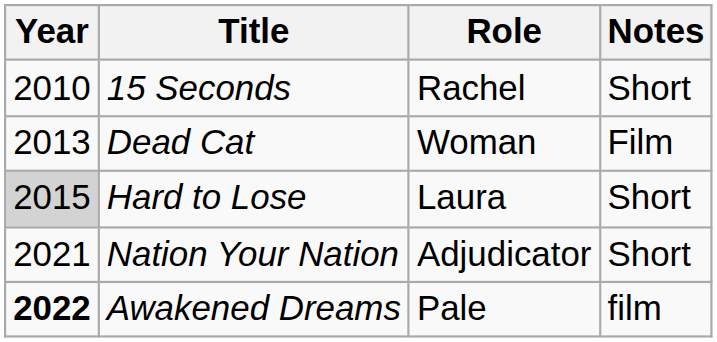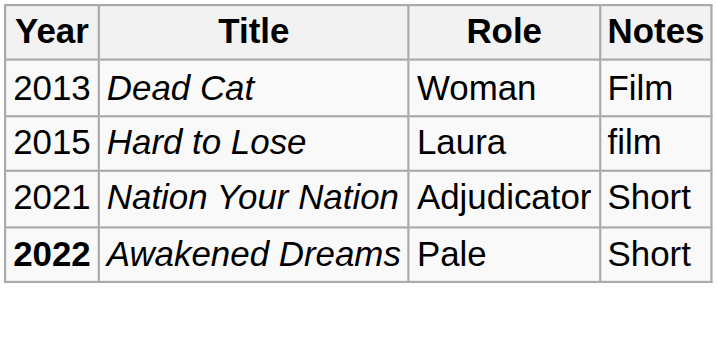- row: (199, 87)
(52, 198) lightgrey background -> (52, 142) no background
(649, 198) Short -> (635, 142) film
(635, 308) film -> (649, 253) Short
